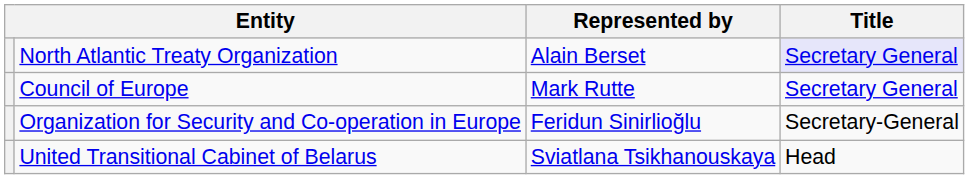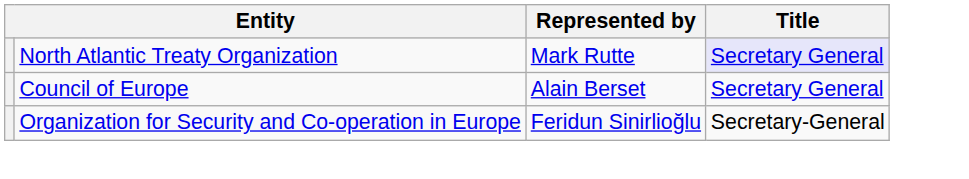(588, 55) Alain Berset -> (583, 55) Mark Rutte
(583, 88) Mark Rutte -> (588, 88) Alain Berset
- row: (198, 156)
